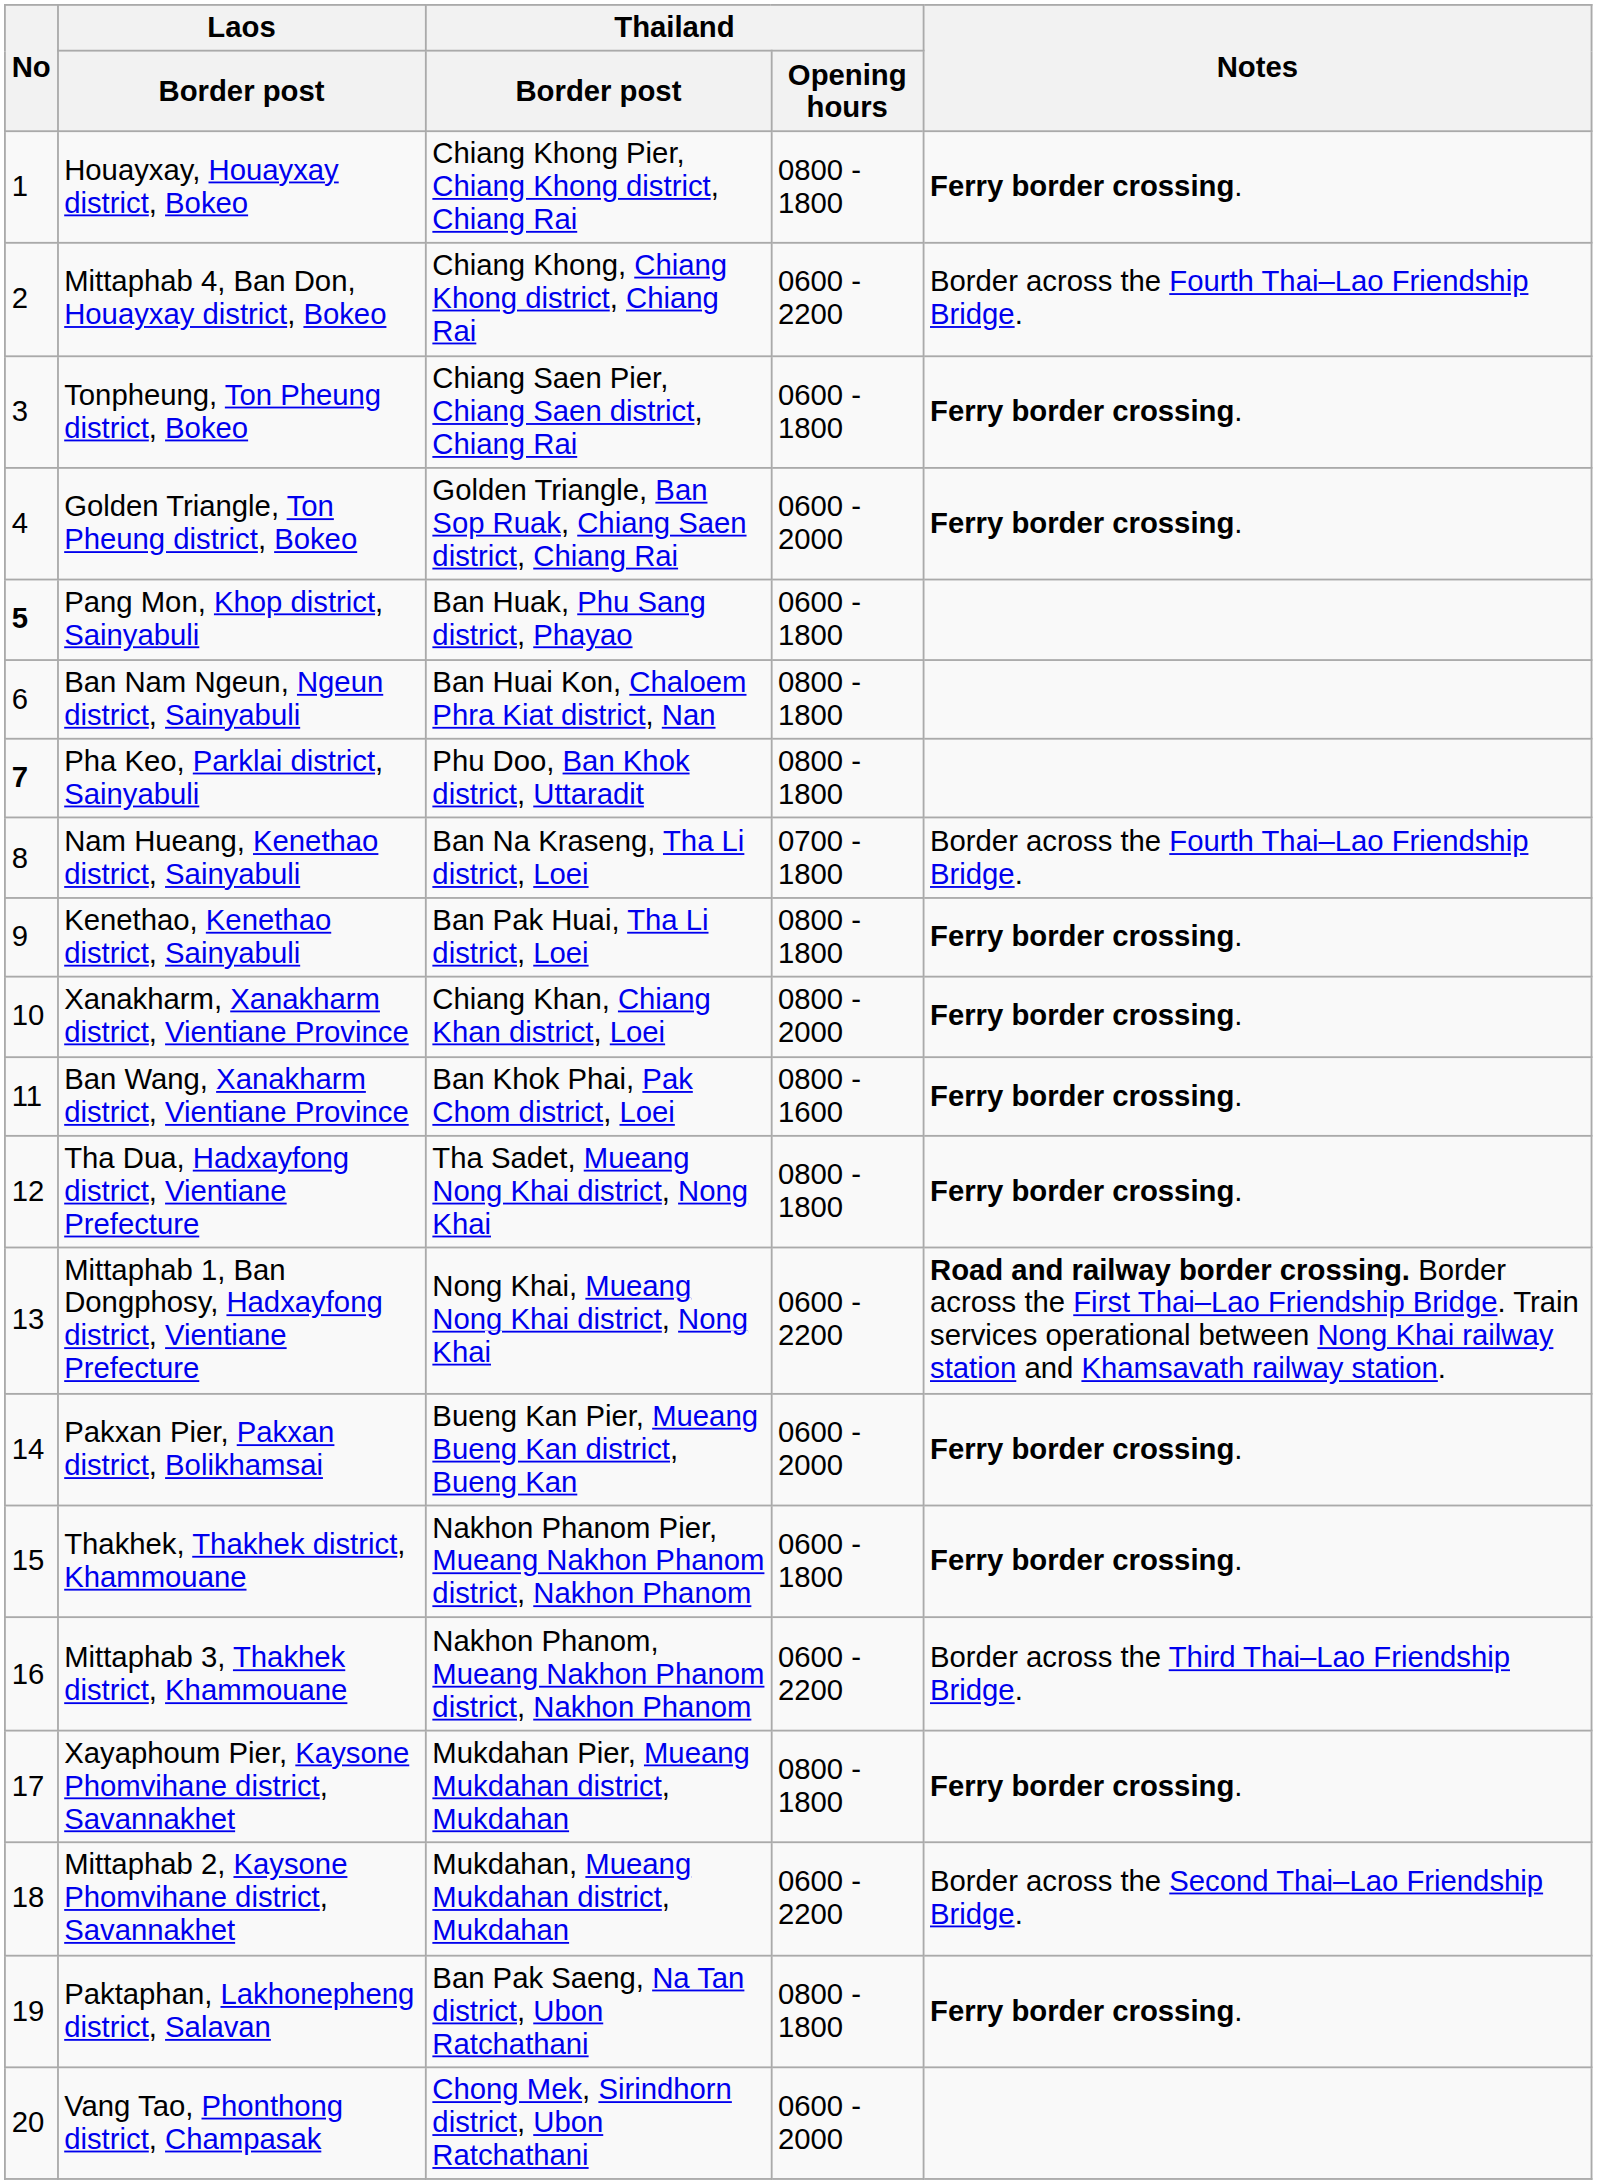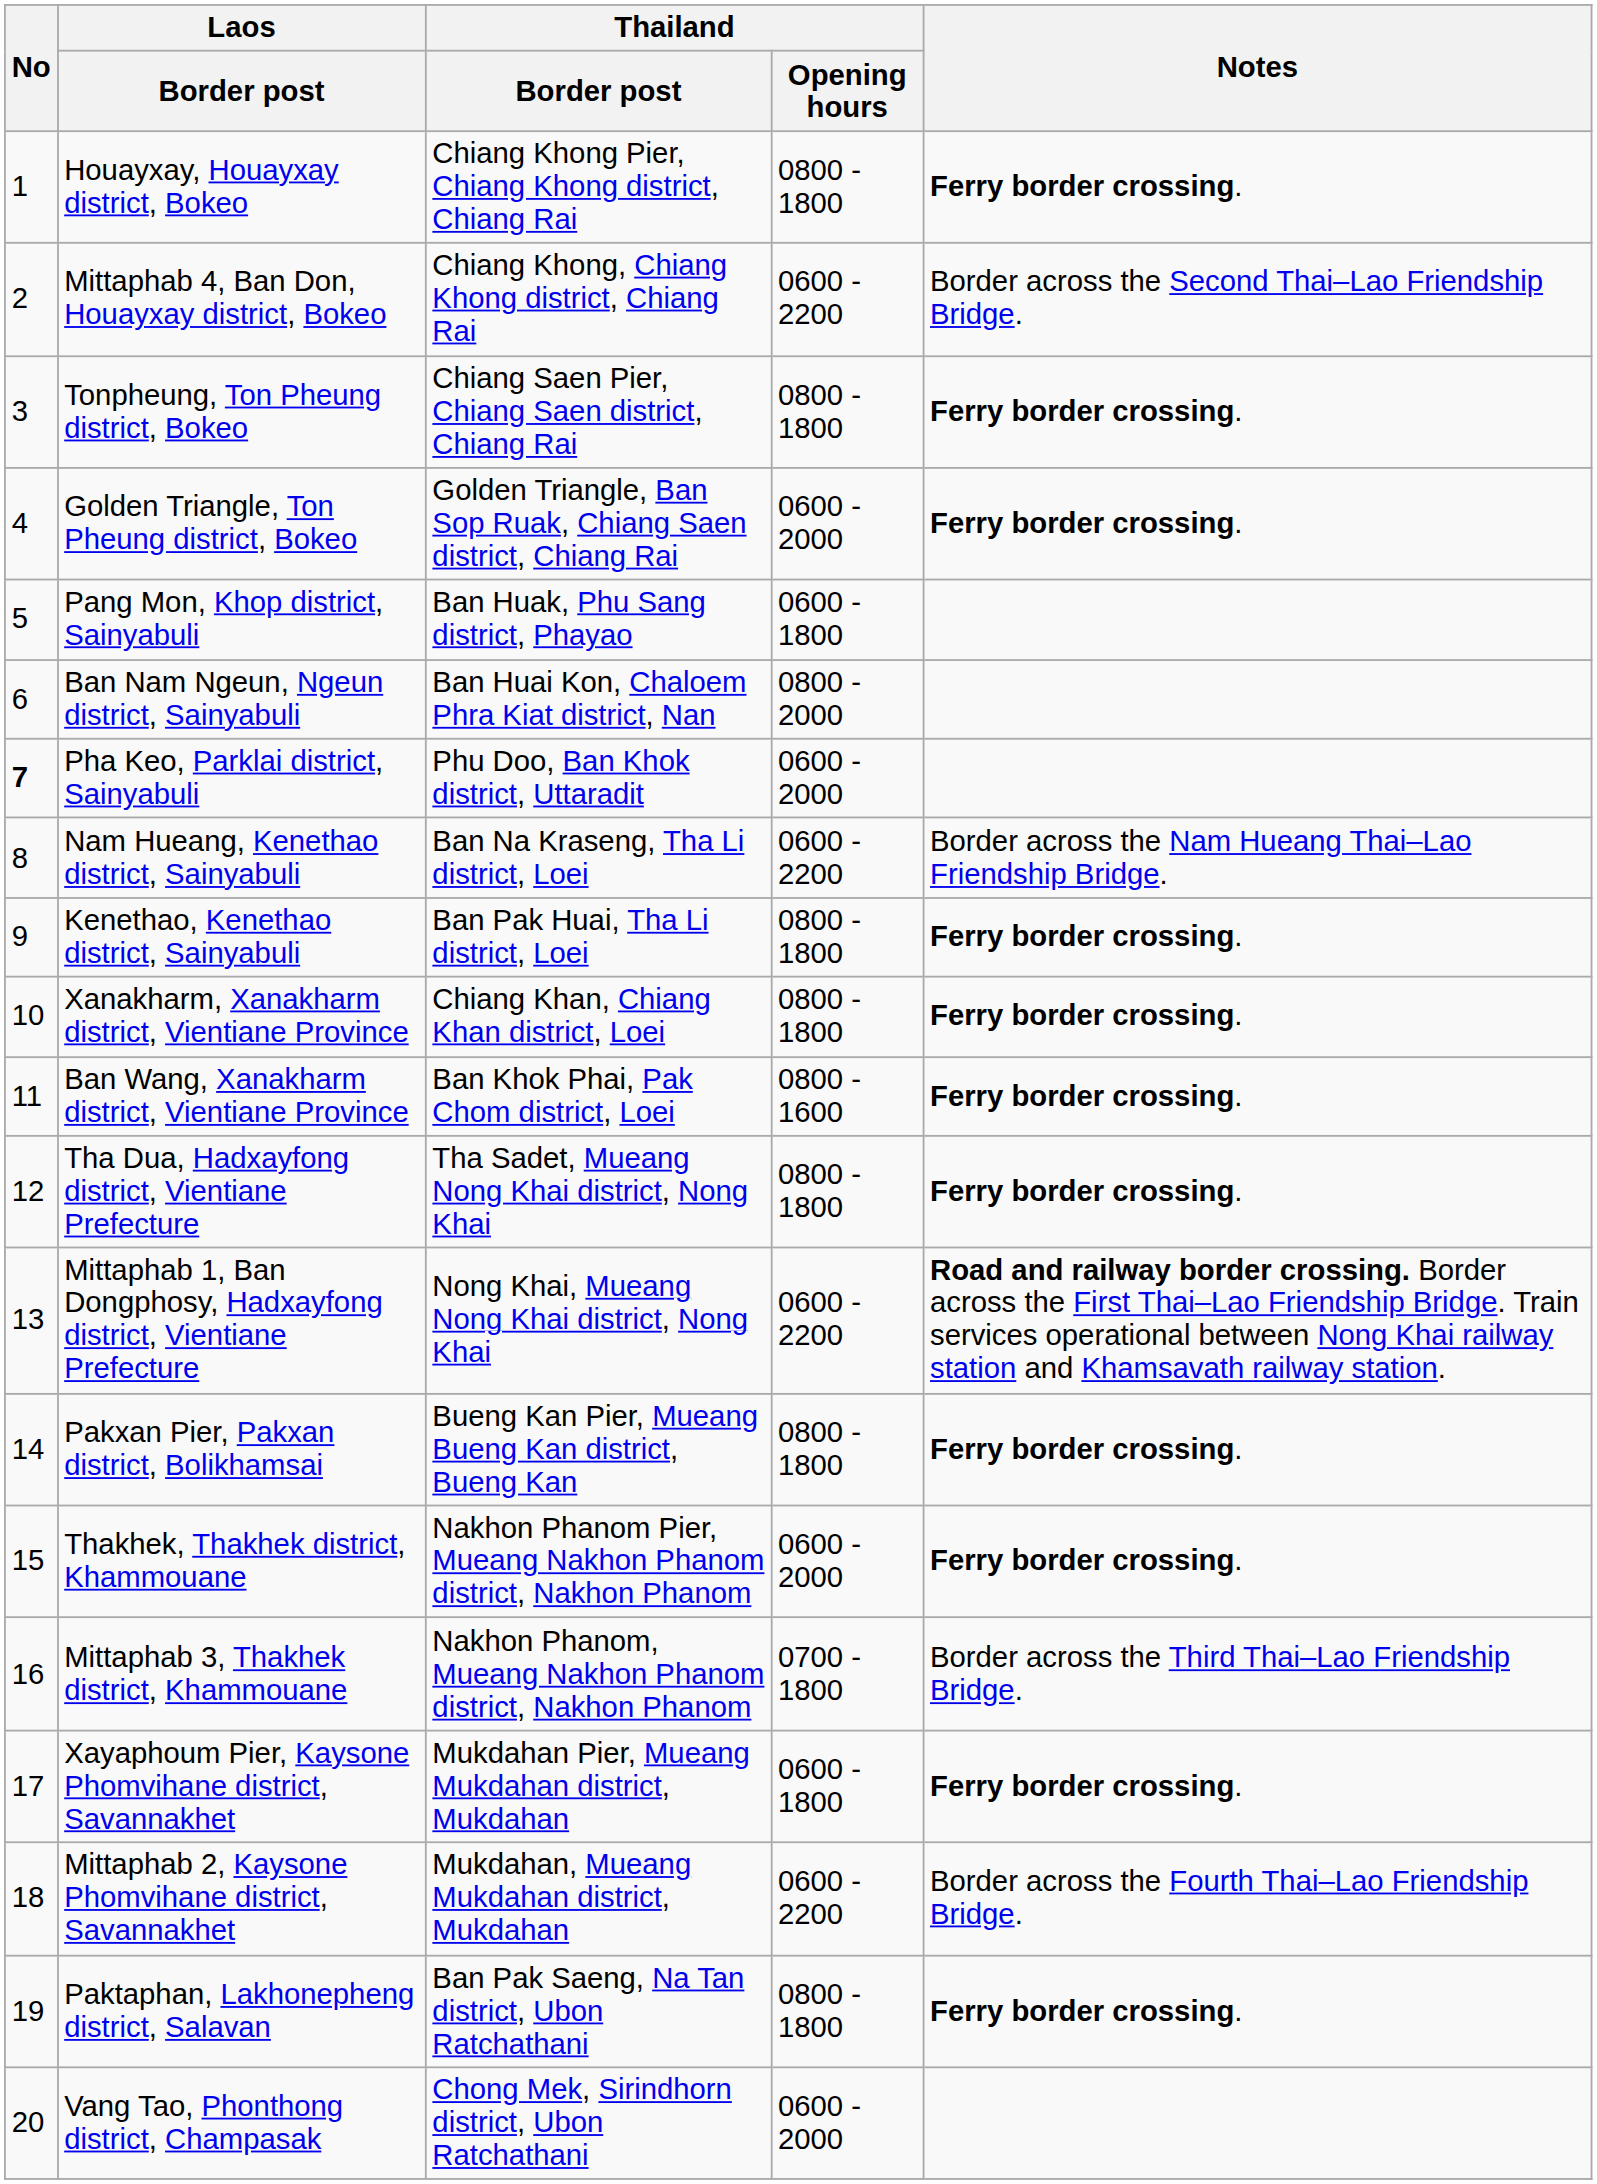(1229, 298) Border across the Fourth Thai–Lao Friendship Bridge. -> (1237, 298) Border across the Second Thai–Lao Friendship Bridge.
(820, 411) 0600 - 1800 -> (820, 411) 0800 - 1800
(20, 619) bold -> (20, 619) normal
(820, 698) 0800 - 1800 -> (820, 698) 0800 - 2000
(820, 778) 0800 - 1800 -> (820, 778) 0600 - 2000
(820, 857) 0700 - 1800 -> (820, 857) 0600 - 2200
(1229, 857) Border across the Fourth Thai–Lao Friendship Bridge. -> (1201, 857) Border across the Nam Hueang Thai–Lao Friendship Bridge.
(820, 1016) 0800 - 2000 -> (820, 1016) 0800 - 1800
(820, 1448) 0600 - 2000 -> (820, 1448) 0800 - 1800
(820, 1561) 0600 - 1800 -> (820, 1561) 0600 - 2000
(820, 1673) 0600 - 2200 -> (820, 1673) 0700 - 1800
(820, 1785) 0800 - 1800 -> (820, 1785) 0600 - 1800
(1237, 1898) Border across the Second Thai–Lao Friendship Bridge. -> (1229, 1898) Border across the Fourth Thai–Lao Friendship Bridge.
